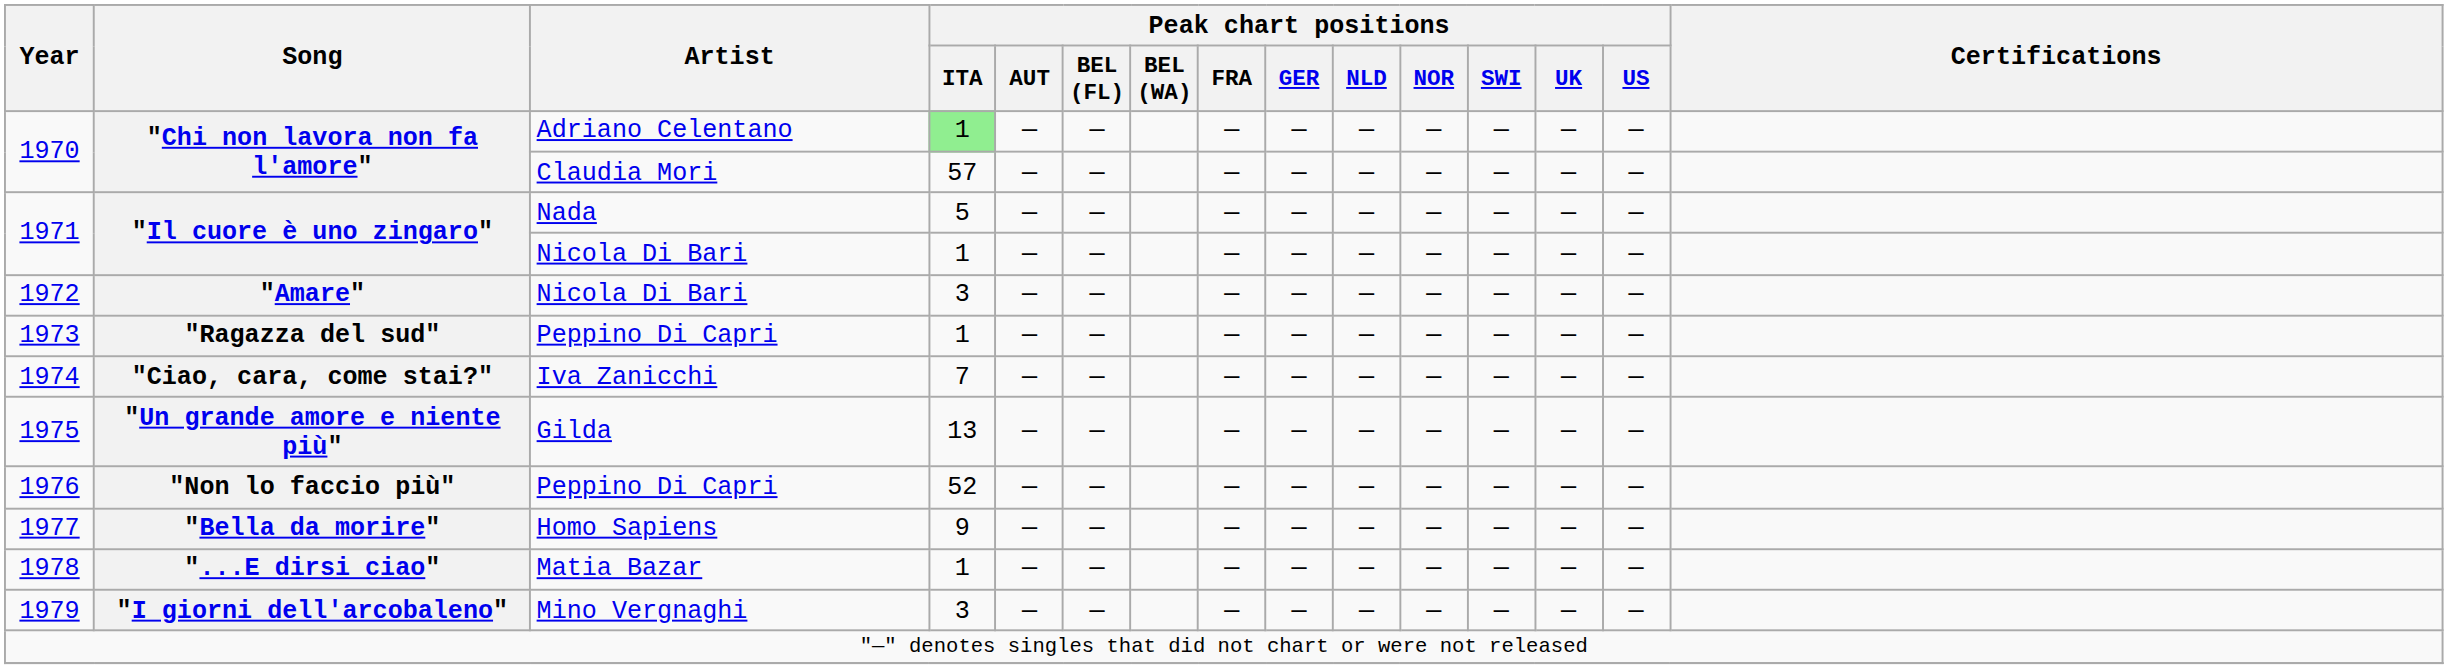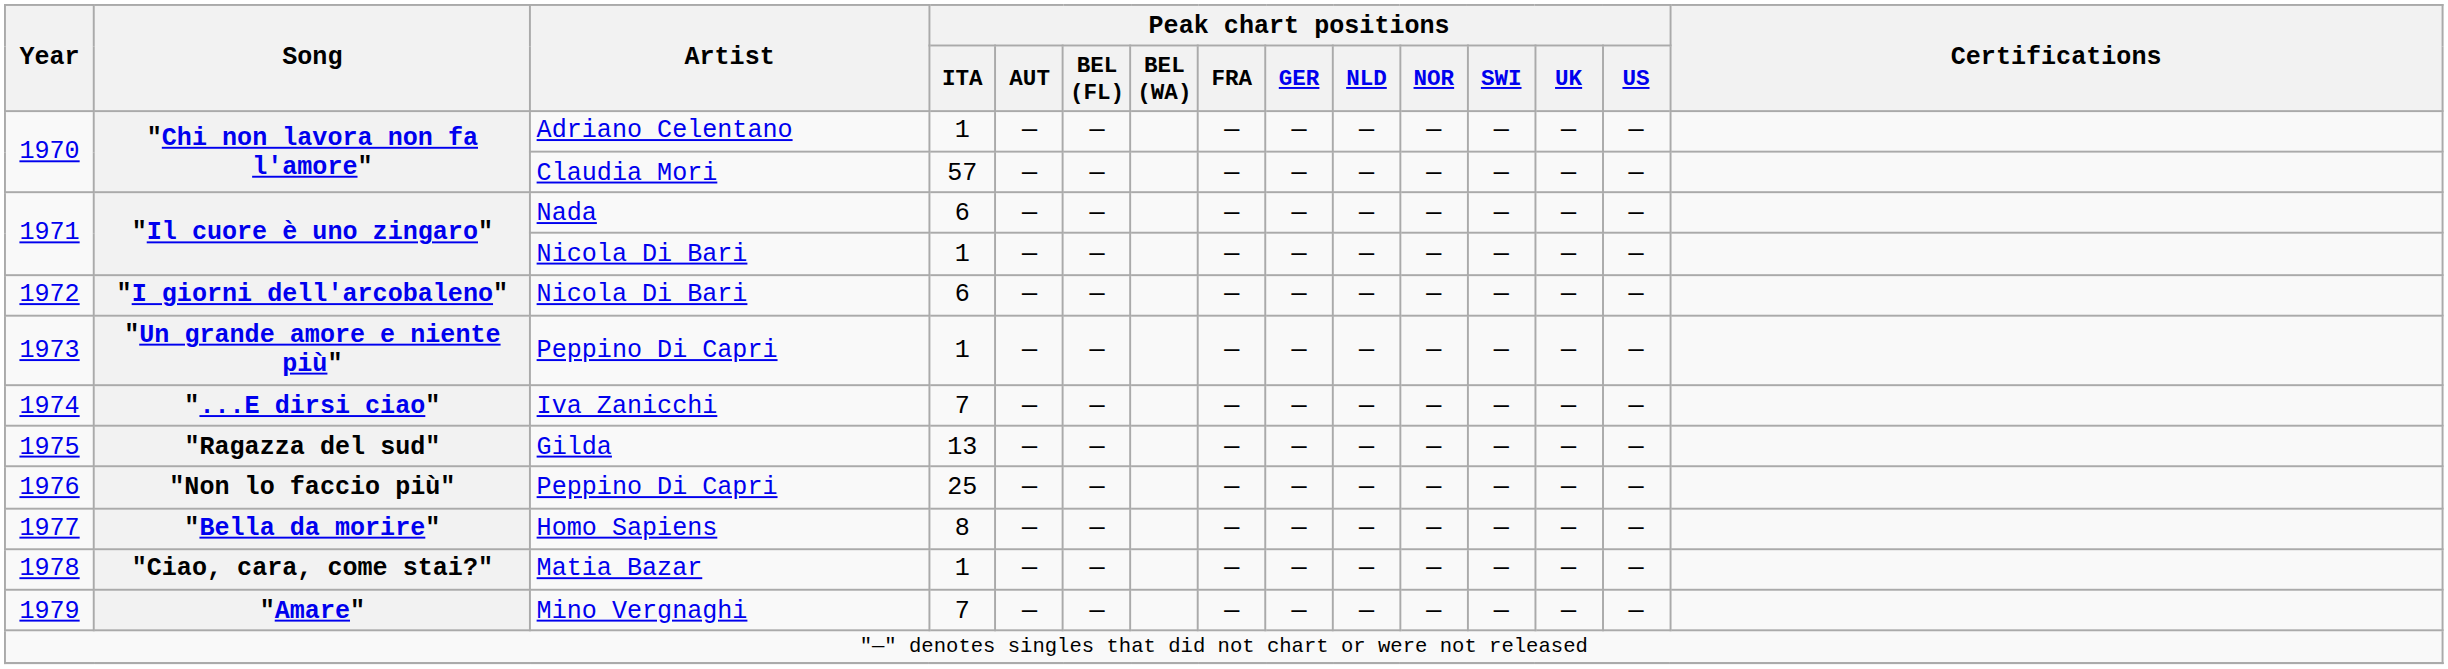(962, 131) lightgreen background -> (962, 131) no background
(962, 213) 5 -> (962, 213) 6
(312, 295) "Amare" -> (312, 295) "I giorni dell'arcobaleno"
(962, 295) 3 -> (962, 295) 6
(312, 336) "Ragazza del sud" -> (312, 350) "Un grande amore e niente più"
(312, 377) "Ciao, cara, come stai?" -> (312, 406) "...E dirsi ciao"
(312, 432) "Un grande amore e niente più" -> (312, 446) "Ragazza del sud"
(962, 487) 52 -> (962, 487) 25
(962, 528) 9 -> (962, 528) 8
(312, 569) "...E dirsi ciao" -> (312, 569) "Ciao, cara, come stai?"
(312, 610) "I giorni dell'arcobaleno" -> (312, 610) "Amare"
(962, 610) 3 -> (962, 610) 7
